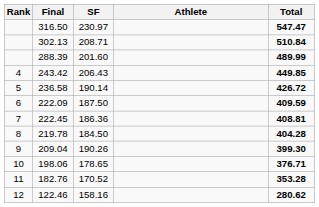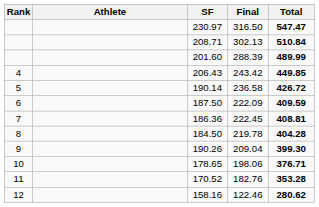columns swapped: (191, 12) <-> (53, 12)
